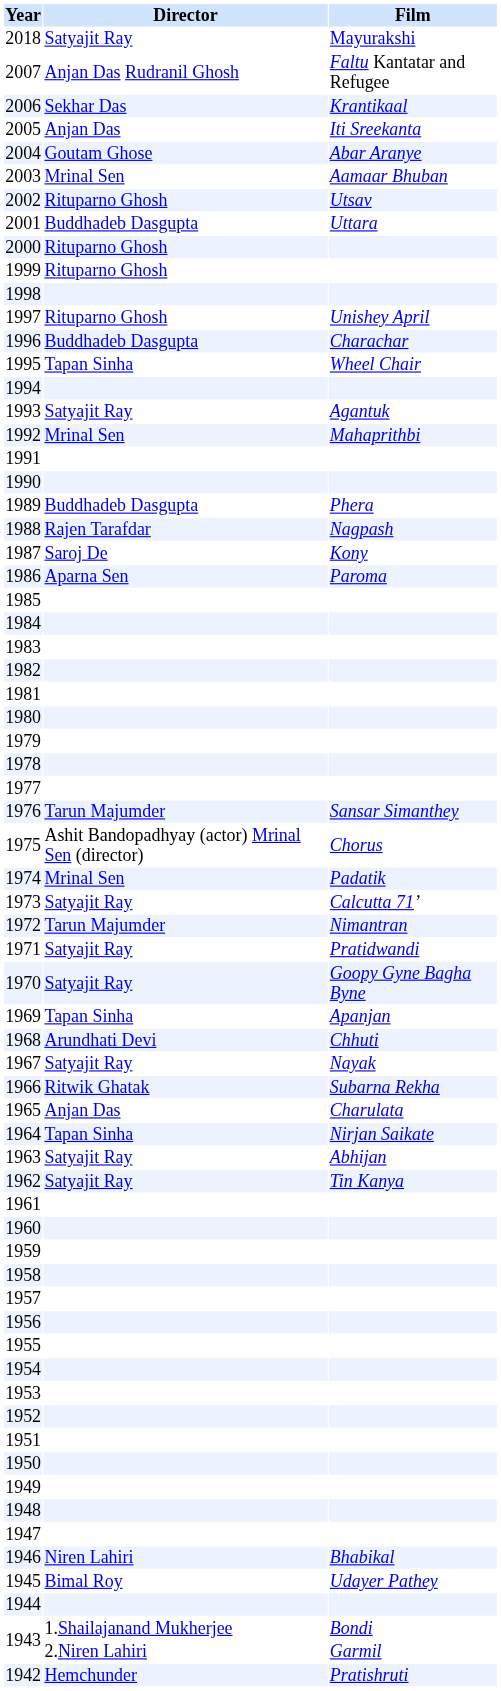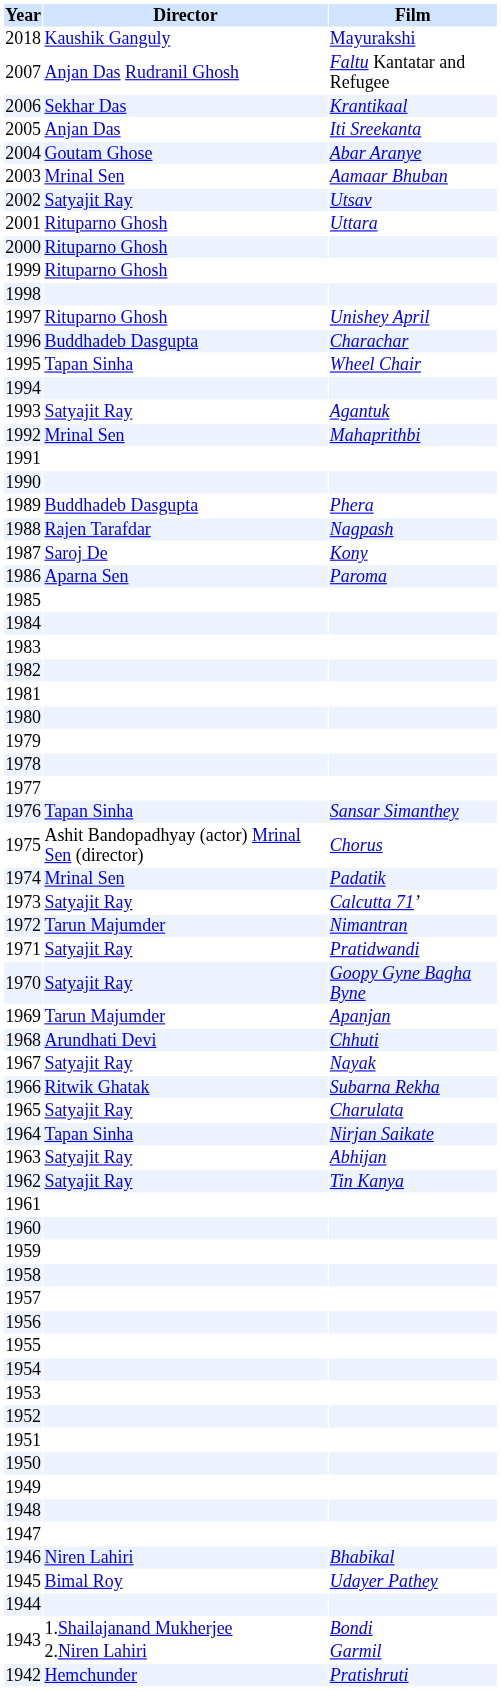(88, 38) Satyajit Ray -> (107, 38) Kaushik Ganguly
(106, 200) Rituparno Ghosh -> (88, 200) Satyajit Ray
(121, 223) Buddhadeb Dasgupta -> (106, 223) Rituparno Ghosh
(105, 811) Tarun Majumder -> (89, 811) Tapan Sinha
(89, 1016) Tapan Sinha -> (105, 1016) Tarun Majumder
(83, 1110) Anjan Das -> (88, 1110) Satyajit Ray
